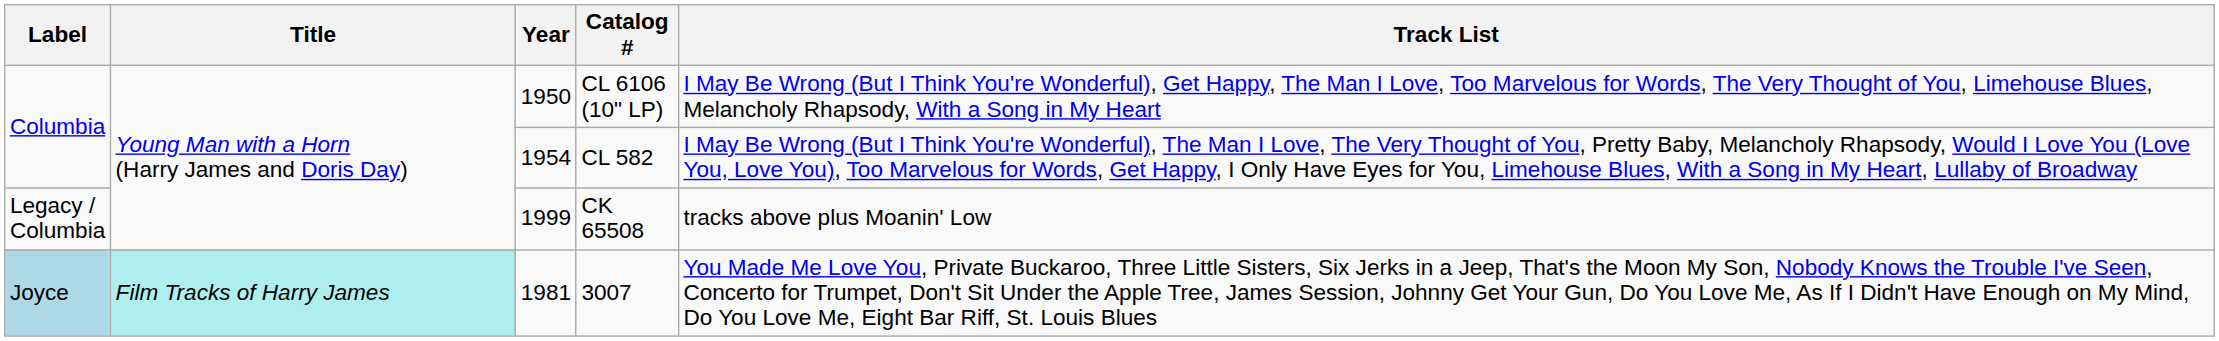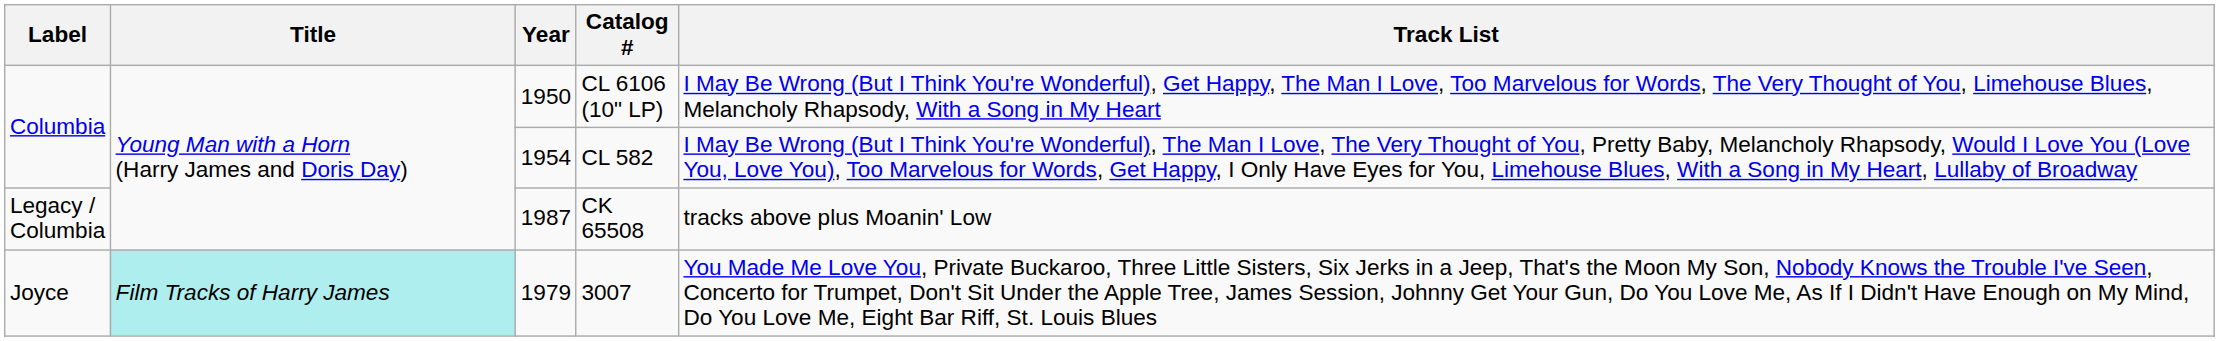(546, 218) 1999 -> (546, 218) 1987
(39, 292) lightblue background -> (39, 292) no background
(546, 292) 1981 -> (546, 292) 1979
